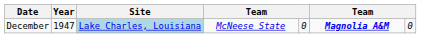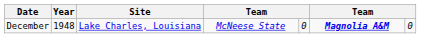(64, 26) 1947 -> (64, 26) 1948
(140, 26) lightblue background -> (140, 26) no background
